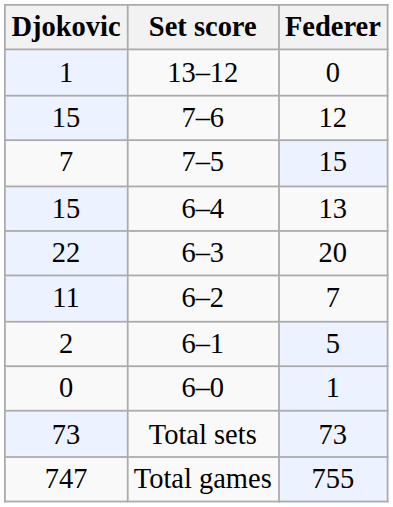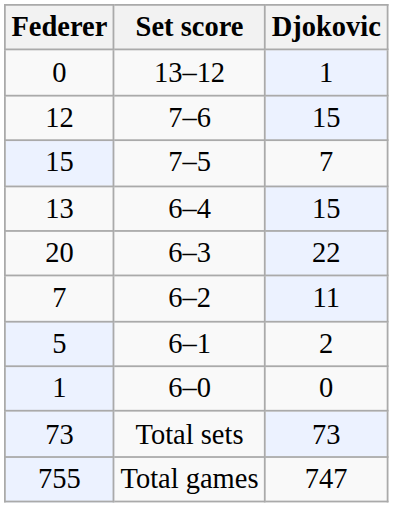columns swapped: (66, 27) <-> (333, 27)
